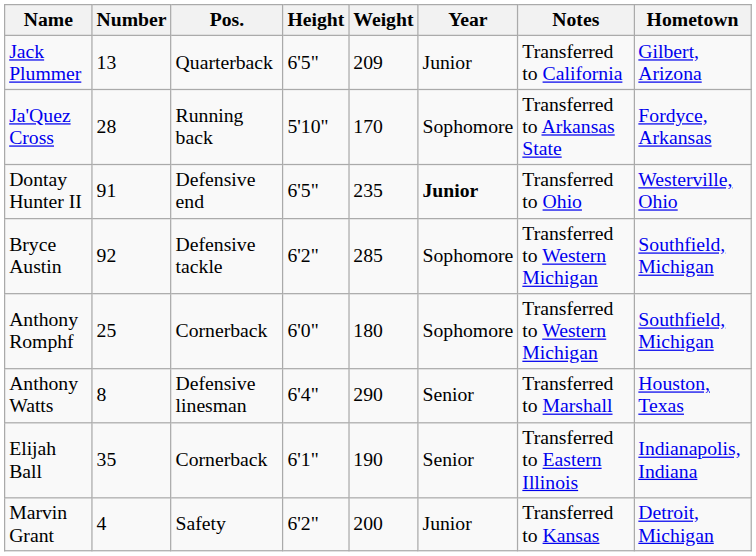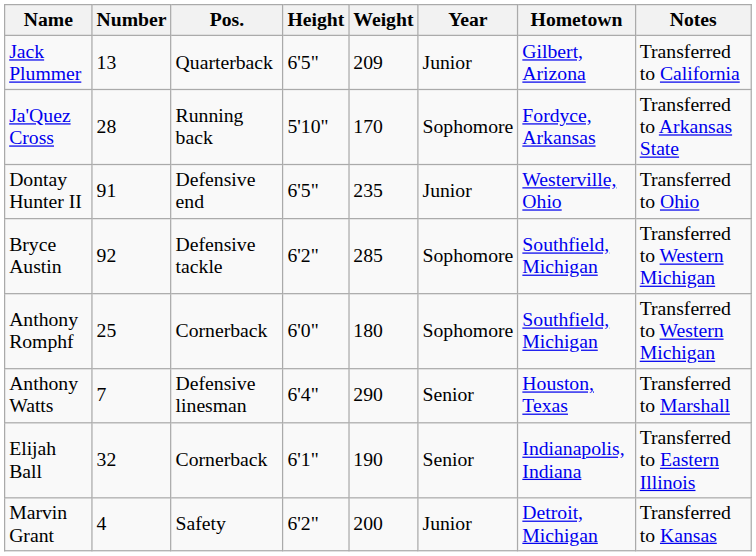columns swapped: (693, 20) <-> (576, 20)
(450, 191) bold -> (447, 191) normal
(101, 395) 8 -> (101, 395) 7
(106, 459) 35 -> (106, 459) 32
